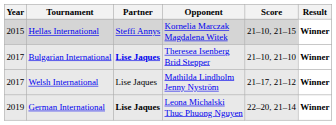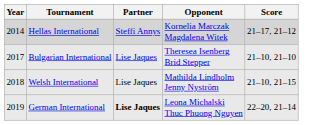- column: (315, 12)
(15, 32) 2015 -> (15, 32) 2014
(272, 32) 21–10, 21–15 -> (272, 32) 21–17, 21–12
(138, 57) bold -> (136, 57) normal
(15, 82) 2017 -> (15, 82) 2018
(272, 82) 21–17, 21–12 -> (272, 82) 21–10, 21–15
